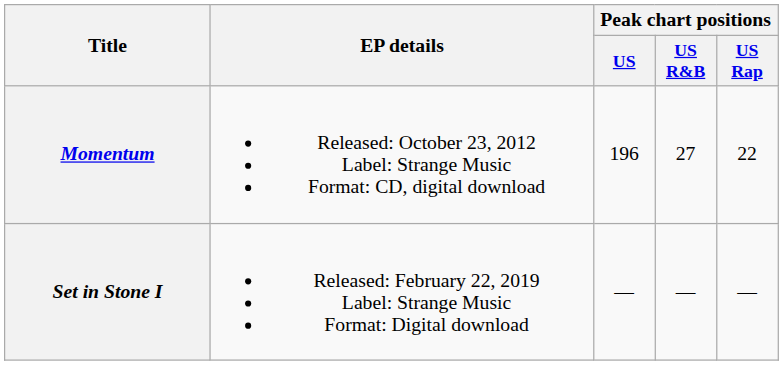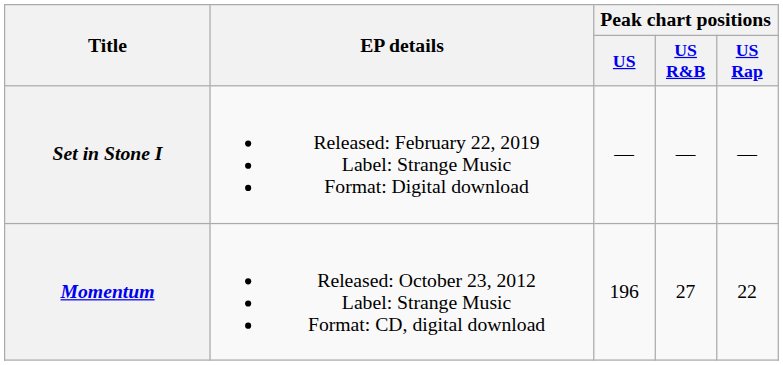rows swapped: (108, 154) <-> (108, 291)
